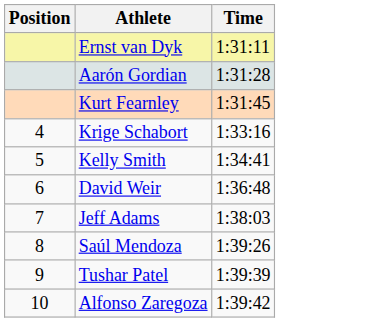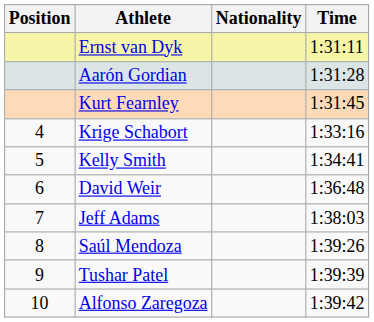+ column: (259, 18)
